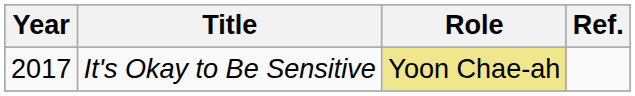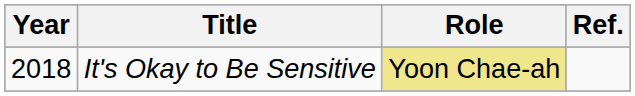(41, 68) 2017 -> (41, 68) 2018
